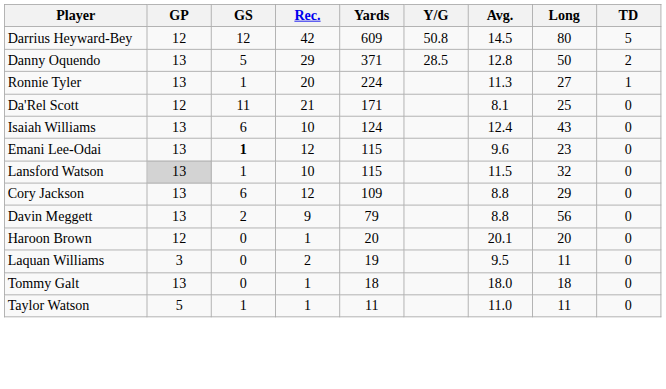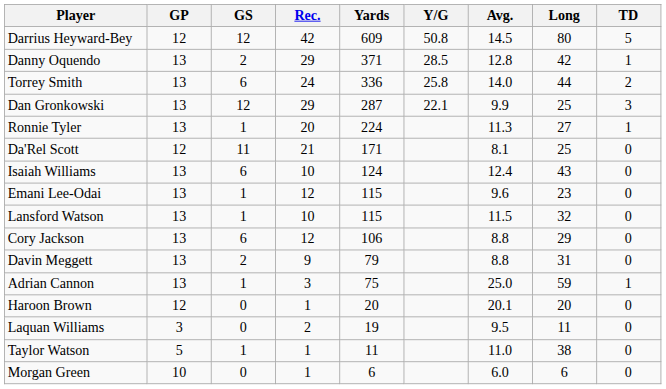(243, 60) 5 -> (243, 60) 2
(564, 60) 50 -> (564, 60) 42
(628, 60) 2 -> (628, 60) 1
+ row: (45, 82)
+ row: (56, 104)
(243, 149) bold -> (243, 194) normal
(179, 171) lightgrey background -> (179, 216) no background
(372, 194) 109 -> (372, 238) 106
(564, 216) 56 -> (564, 261) 31
+ row: (51, 283)
- row: (43, 283)
(564, 305) 11 -> (564, 350) 38
+ row: (49, 372)
